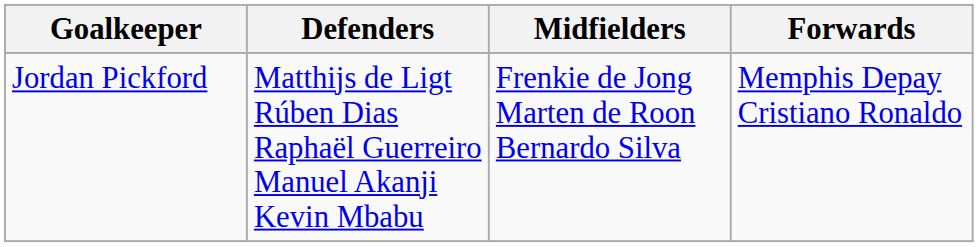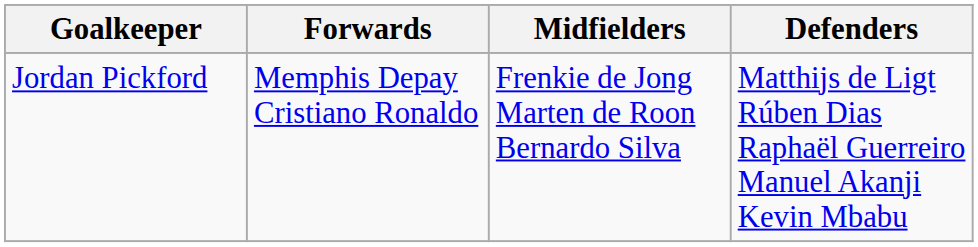columns swapped: (368, 28) <-> (852, 28)
